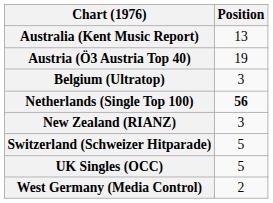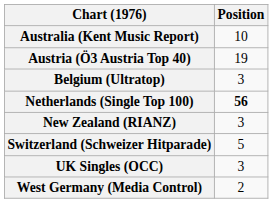(241, 36) 13 -> (241, 36) 10
(241, 166) 5 -> (241, 166) 3
